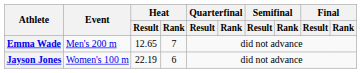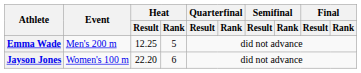(146, 44) 12.65 -> (146, 44) 12.25
(174, 44) 7 -> (174, 44) 5
(146, 60) 22.19 -> (146, 60) 22.20
